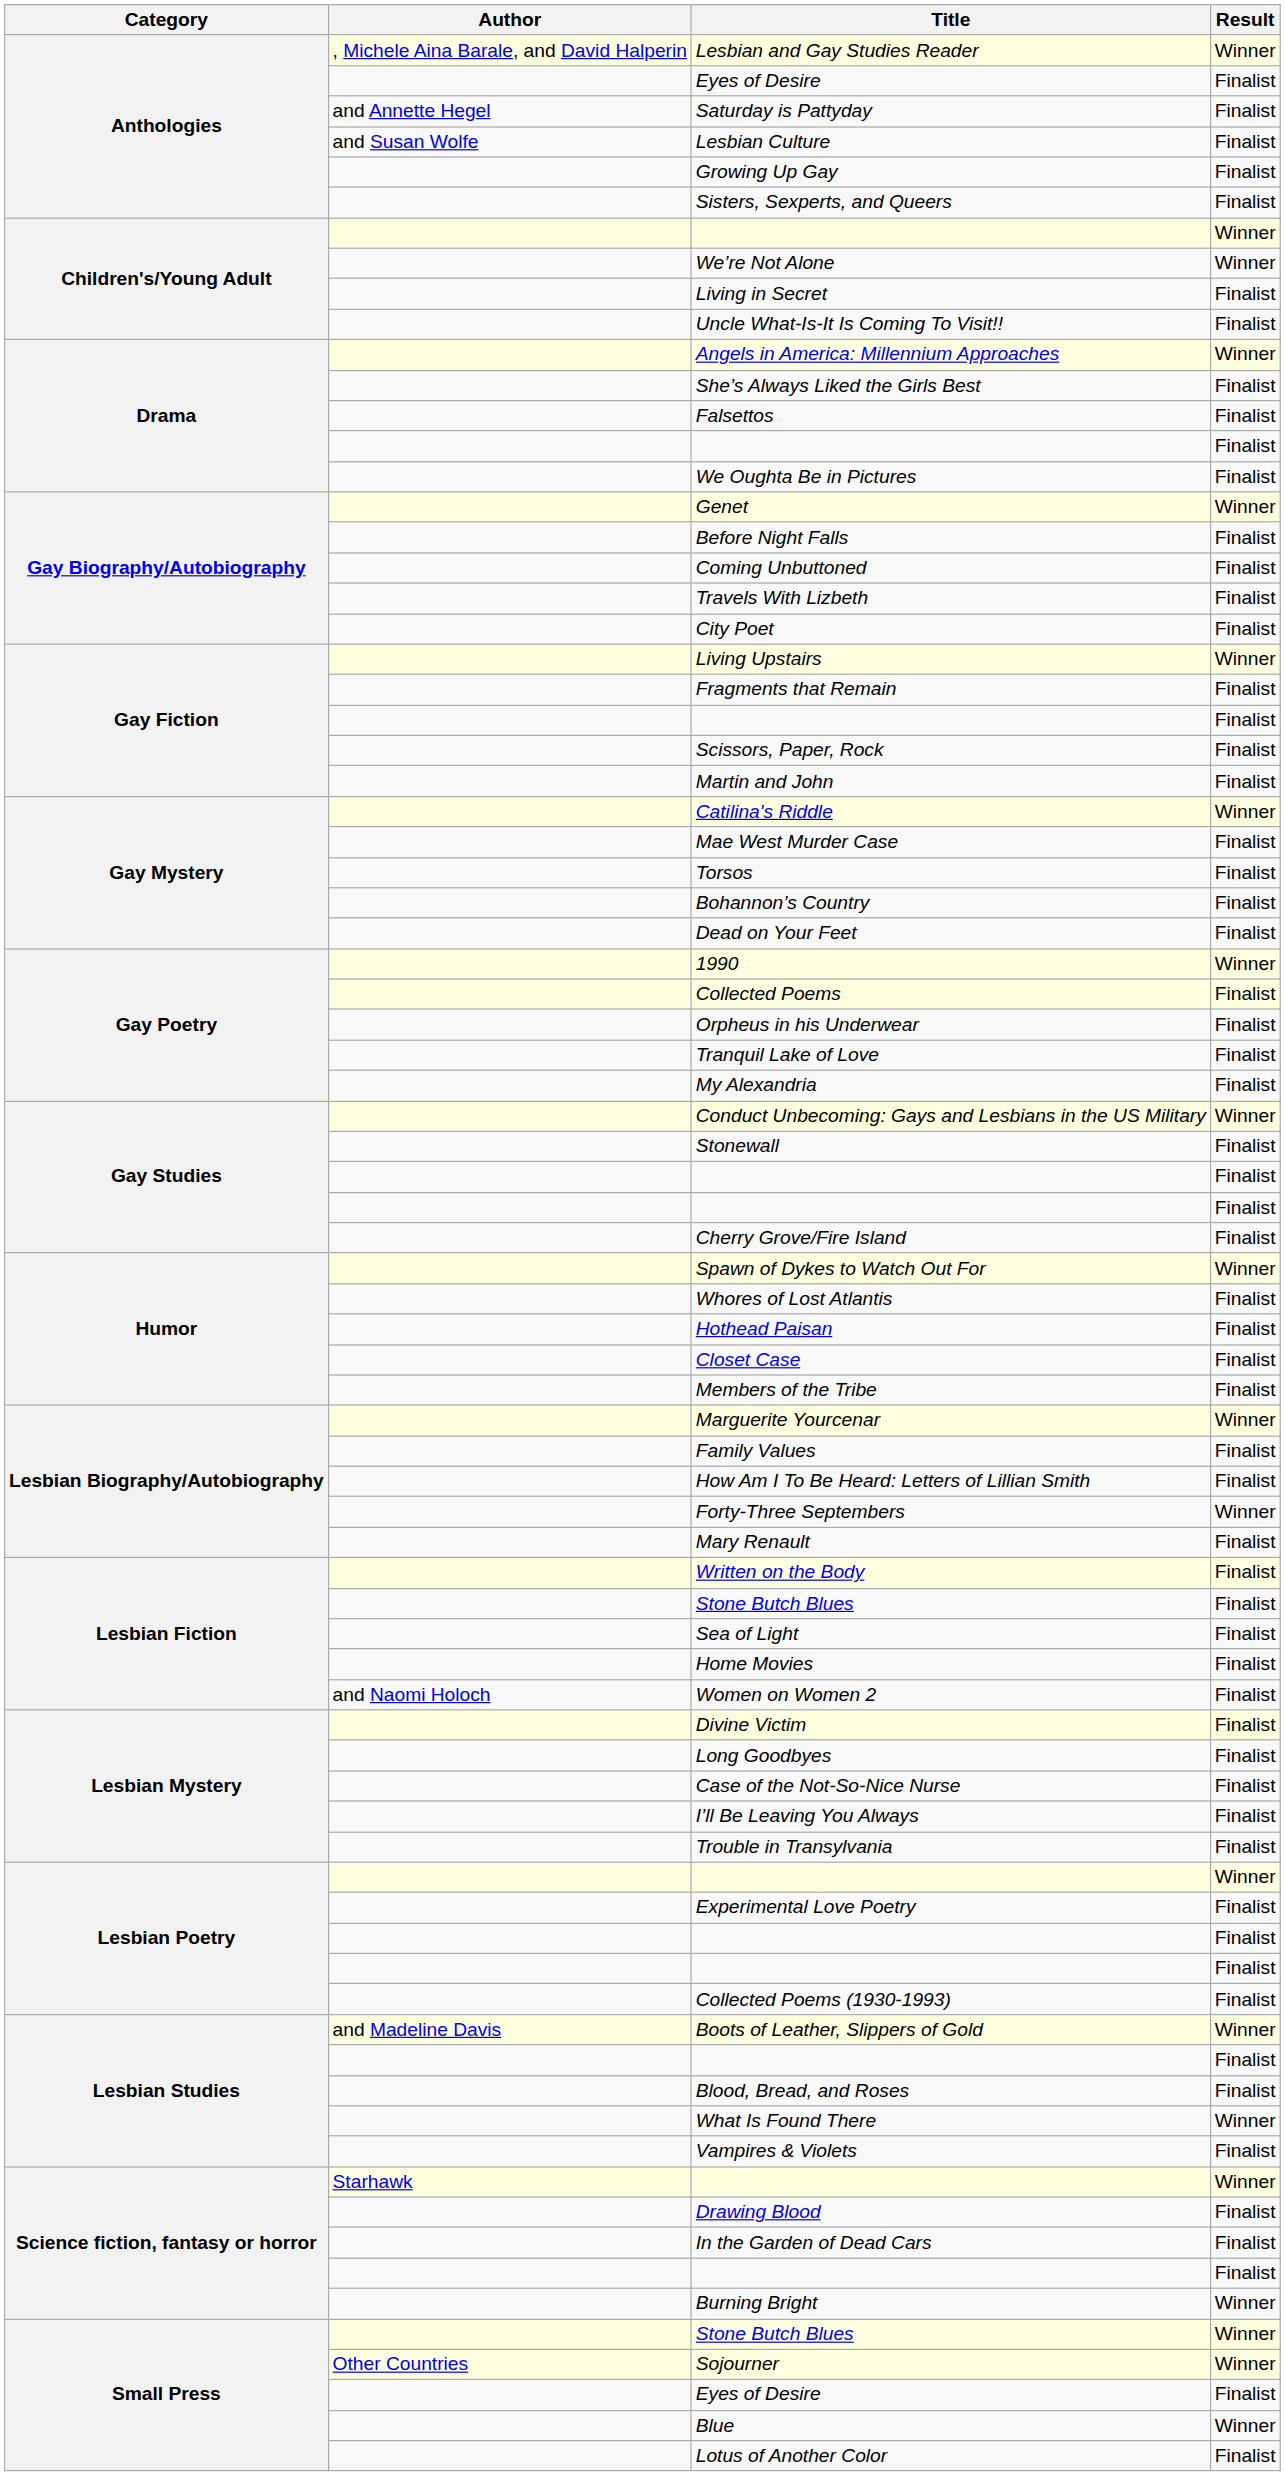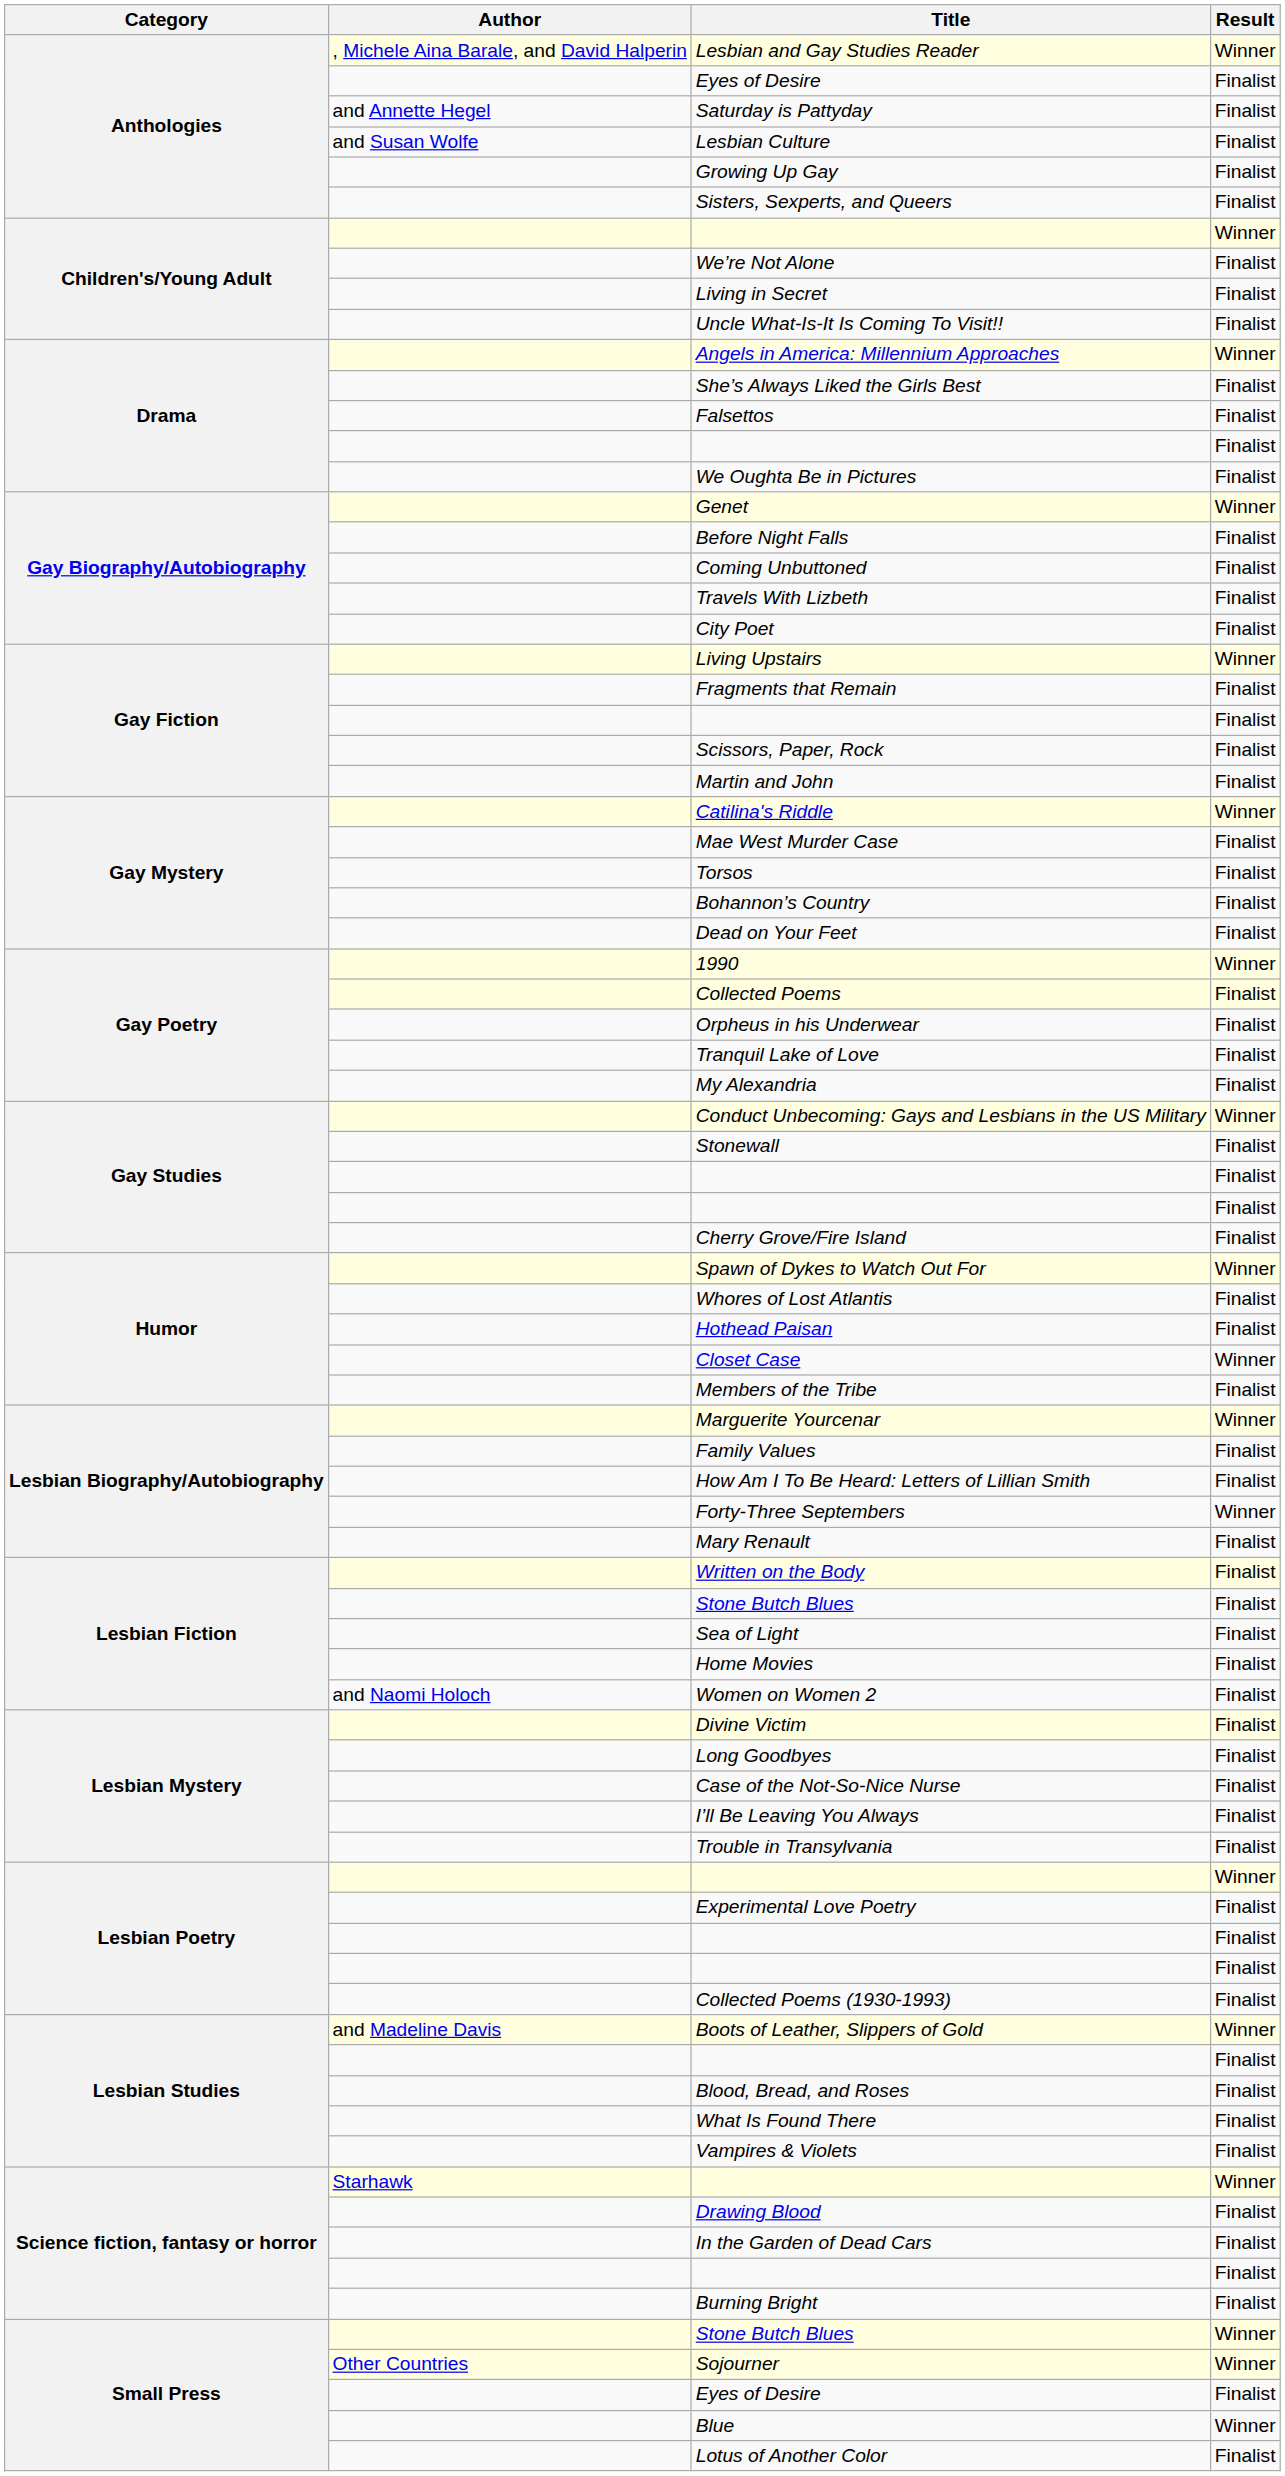(1245, 263) Winner -> (1245, 263) Finalist
(1245, 1359) Finalist -> (1245, 1359) Winner
(1245, 2120) Winner -> (1245, 2120) Finalist
(1245, 2303) Winner -> (1245, 2303) Finalist
